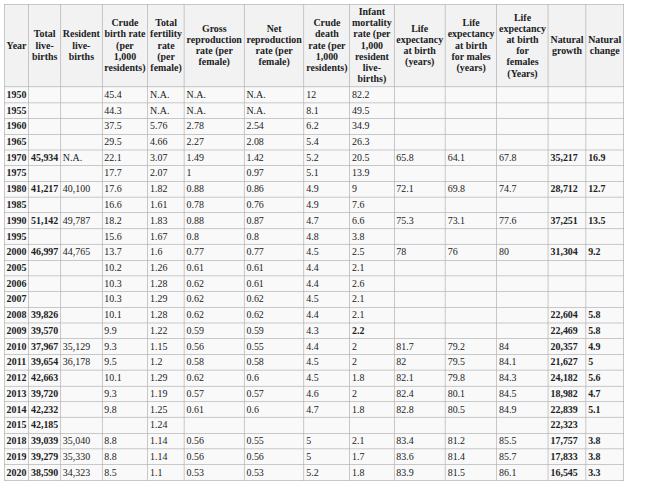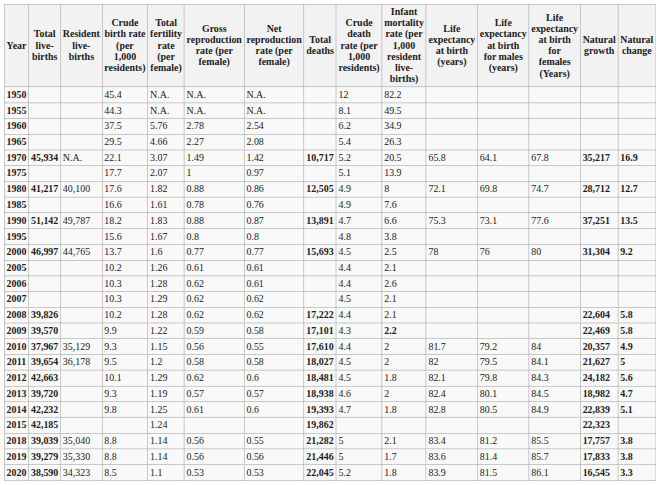+ column: (320, 45)
(355, 189) 9 -> (387, 189) 8
(113, 315) 10.1 -> (113, 315) 10.2
(255, 331) 0.59 -> (255, 331) 0.58
